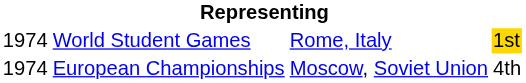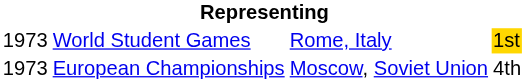(25, 40) 1974 -> (25, 40) 1973
(25, 68) 1974 -> (25, 68) 1973
